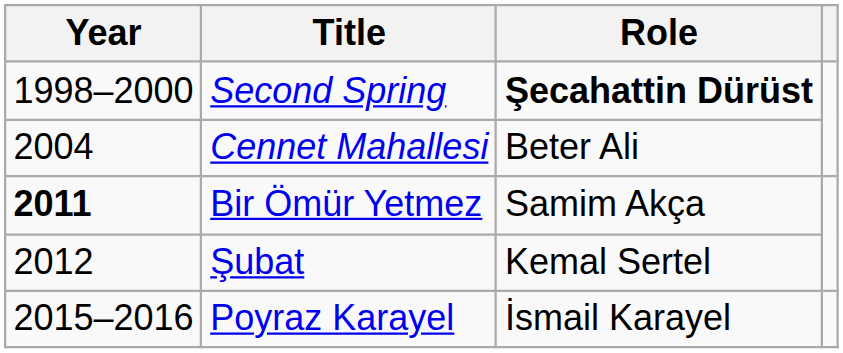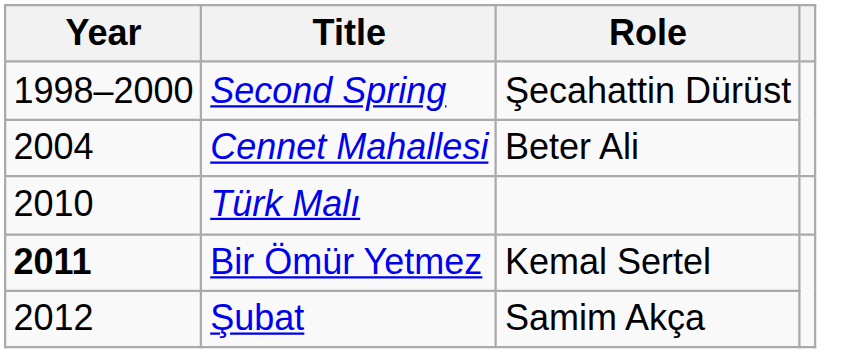(659, 90) bold -> (648, 90) normal
+ row: (285, 204)
(605, 204) Samim Akça -> (608, 261) Kemal Sertel
(608, 261) Kemal Sertel -> (605, 318) Samim Akça
- row: (332, 318)
